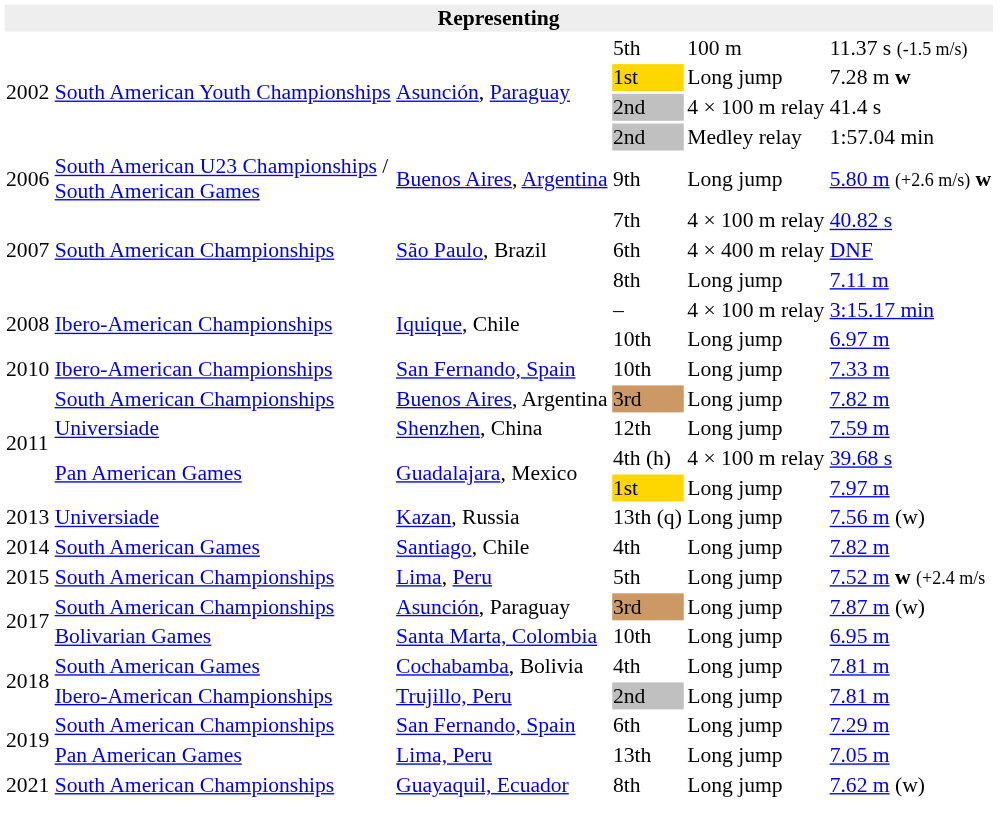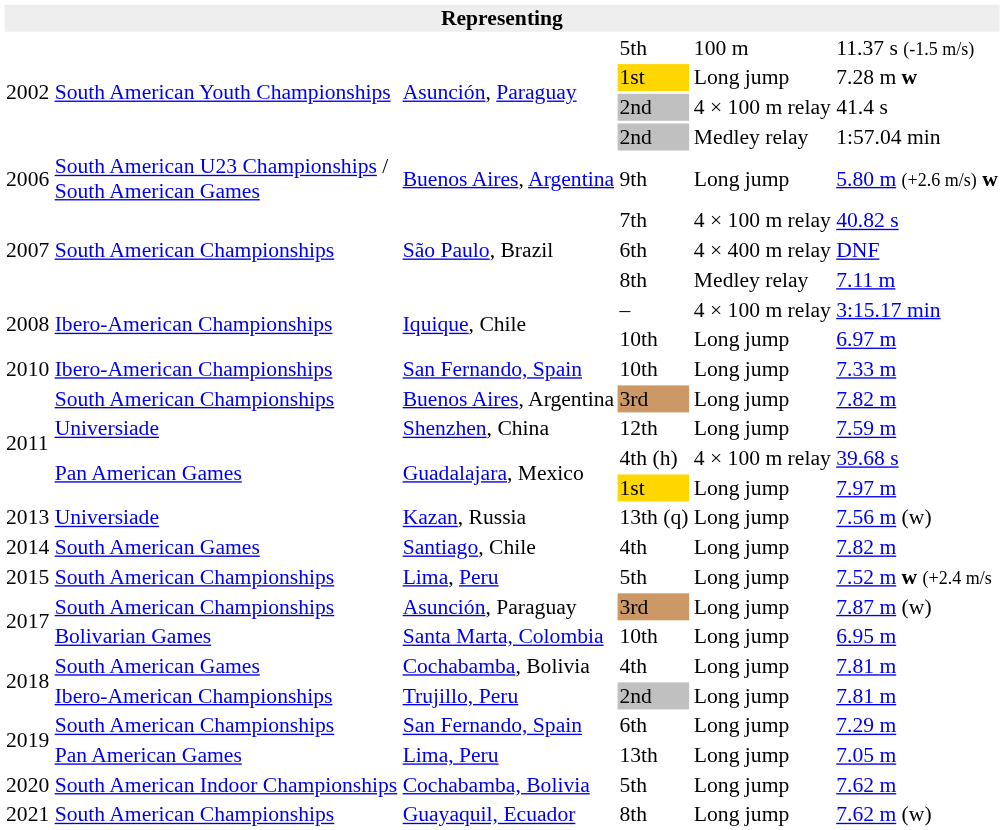(735, 279) Long jump -> (751, 279) Medley relay
+ row: (28, 784)
